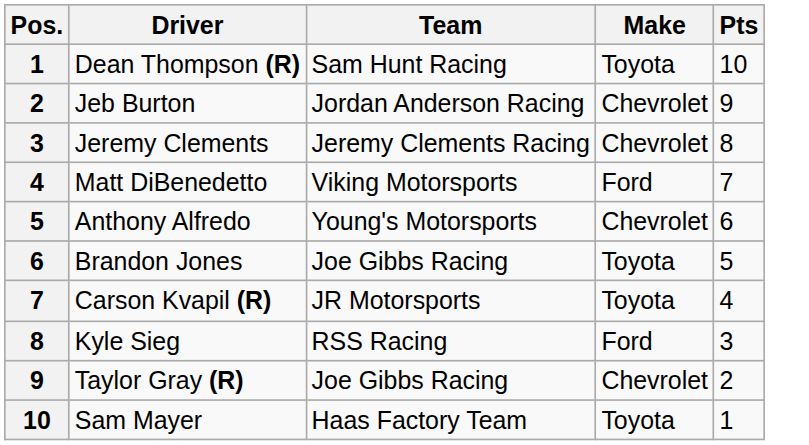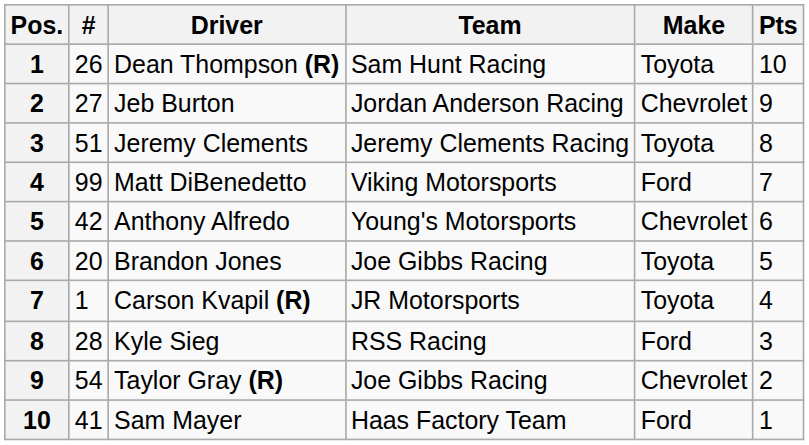+ column: (89, 25)
(655, 143) Chevrolet -> (677, 143) Toyota
(638, 419) Toyota -> (666, 419) Ford
